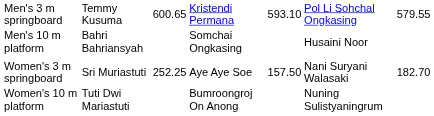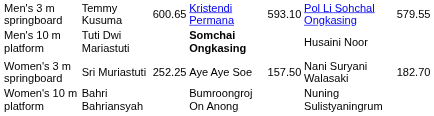(112, 42) Bahri Bahriansyah -> (106, 42) Tuti Dwi Mariastuti
(216, 42) normal -> (218, 42) bold
(106, 100) Tuti Dwi Mariastuti -> (112, 100) Bahri Bahriansyah
